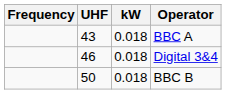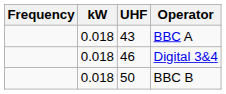columns swapped: (94, 15) <-> (131, 15)
